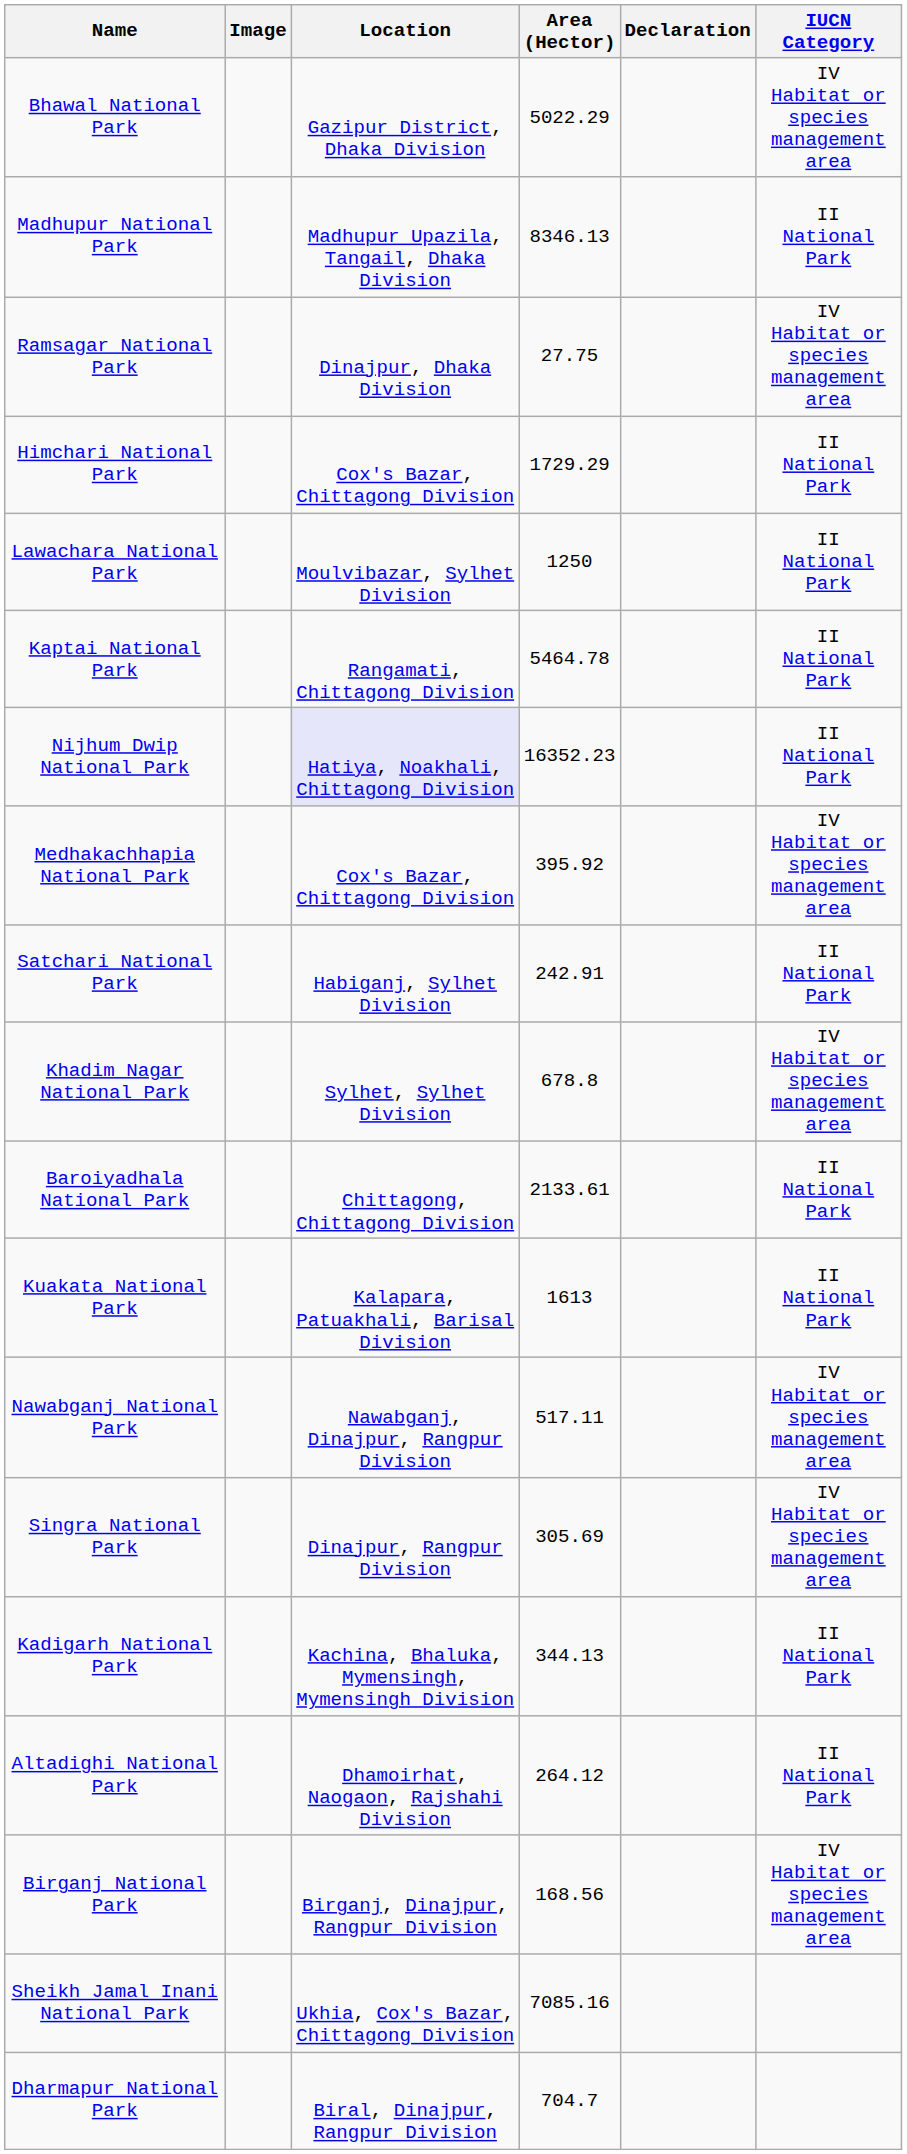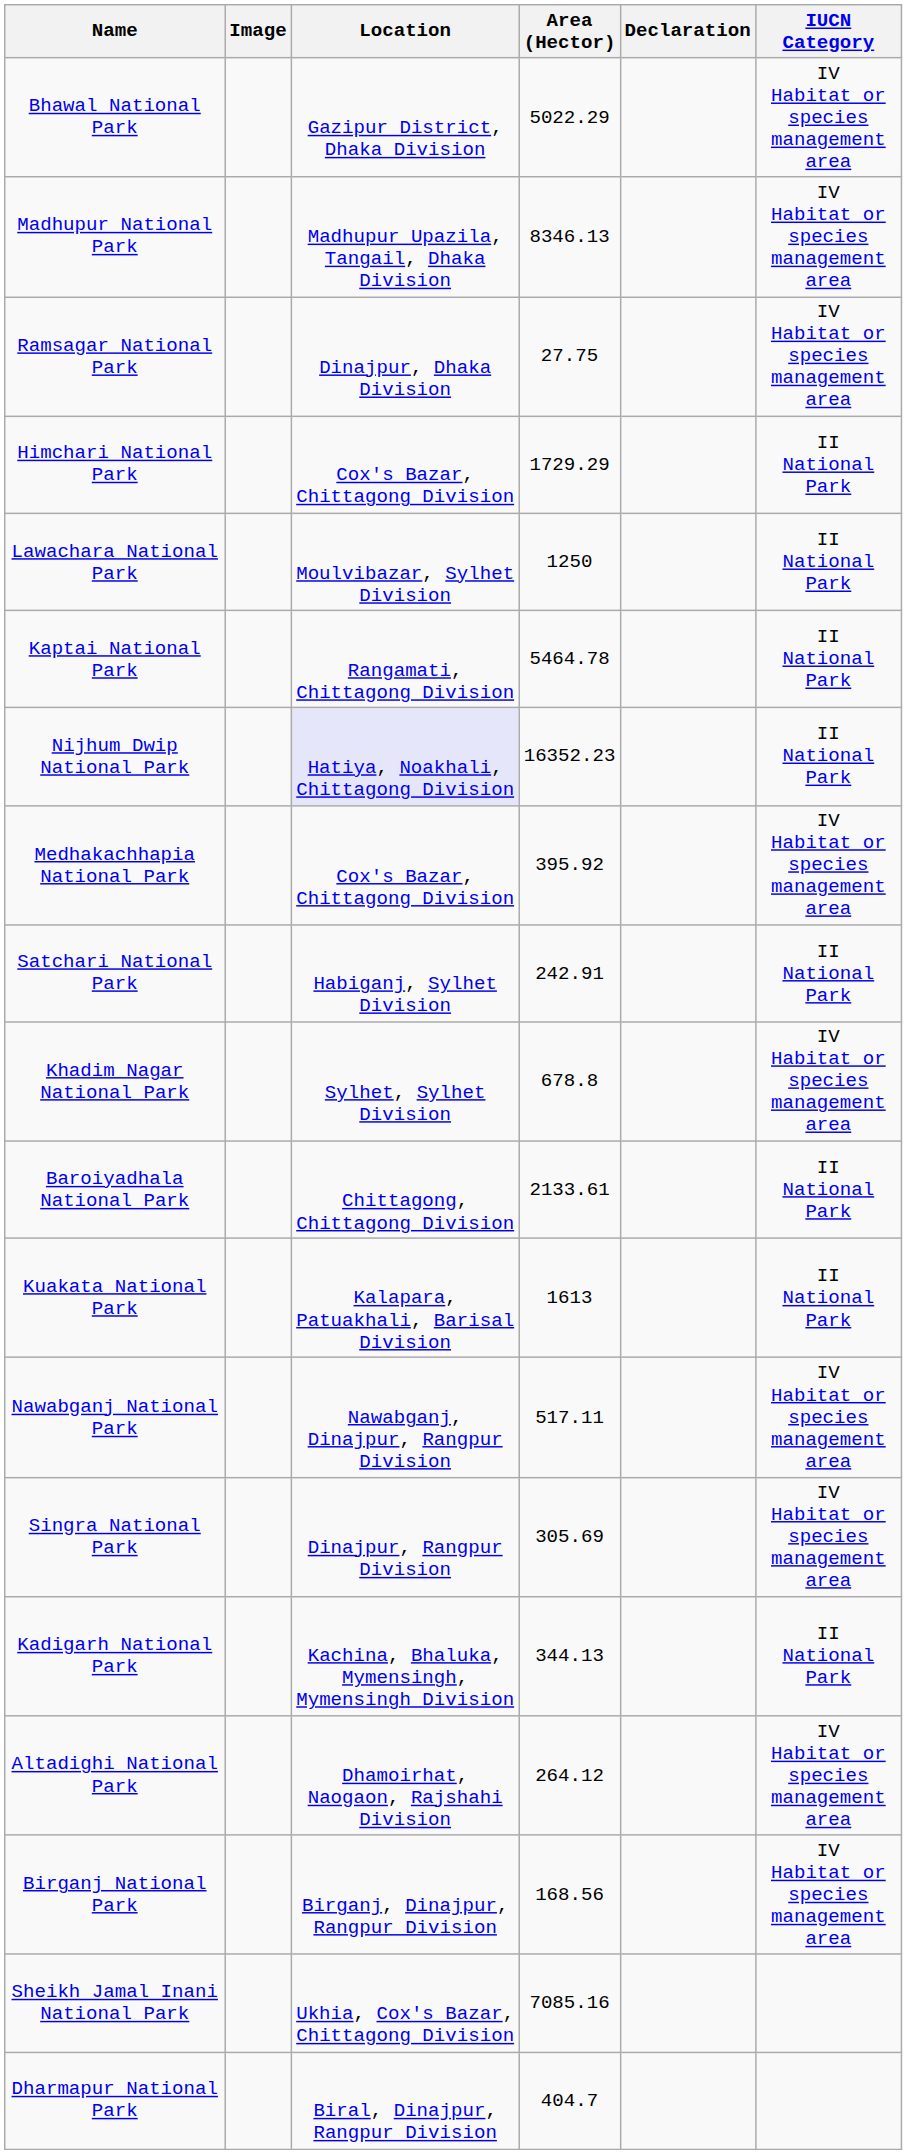(828, 237) II National Park -> (828, 237) IV Habitat or species management area
(828, 1775) II National Park -> (828, 1775) IV Habitat or species management area
(570, 2100) 704.7 -> (570, 2100) 404.7
